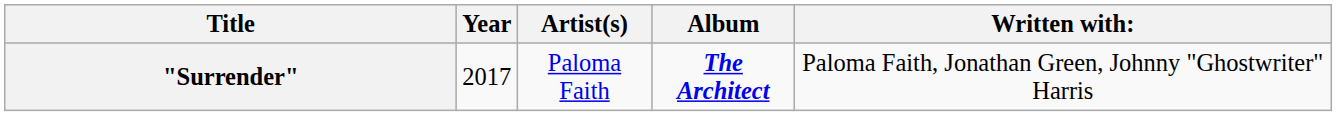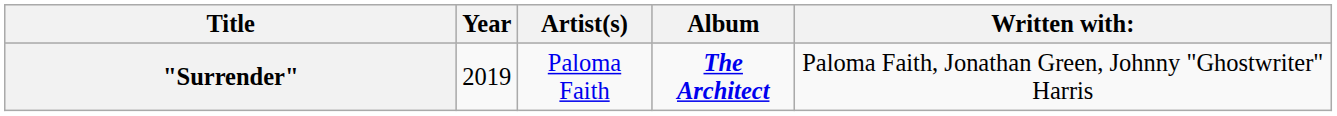(487, 76) 2017 -> (487, 76) 2019
